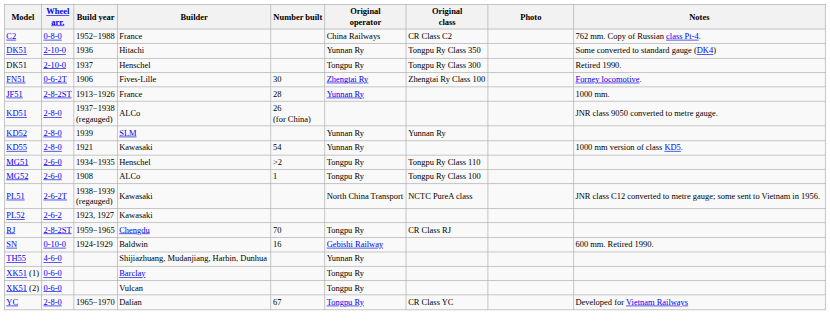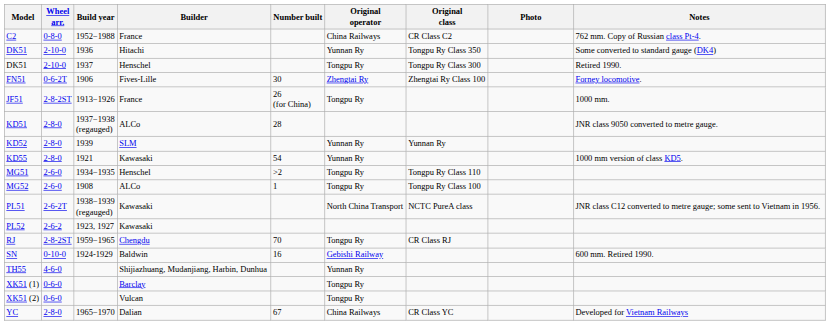(277, 94) 28 -> (292, 99) 26 (for China)
(345, 94) Yunnan Ry -> (345, 99) Tongpu Ry
(292, 113) 26 (for China) -> (277, 124) 28
(345, 302) Tongpu Ry -> (354, 312) China Railways
